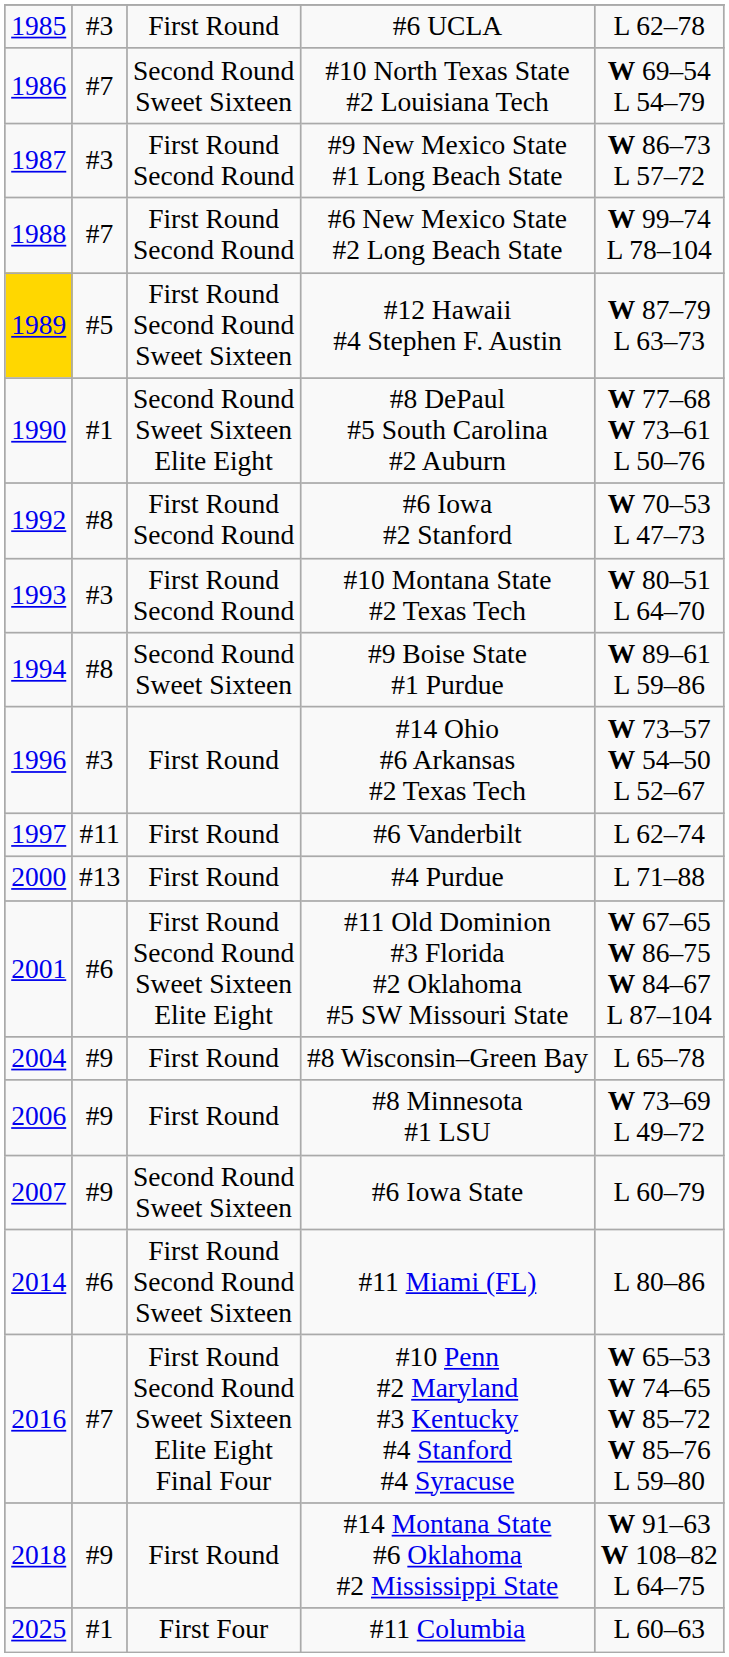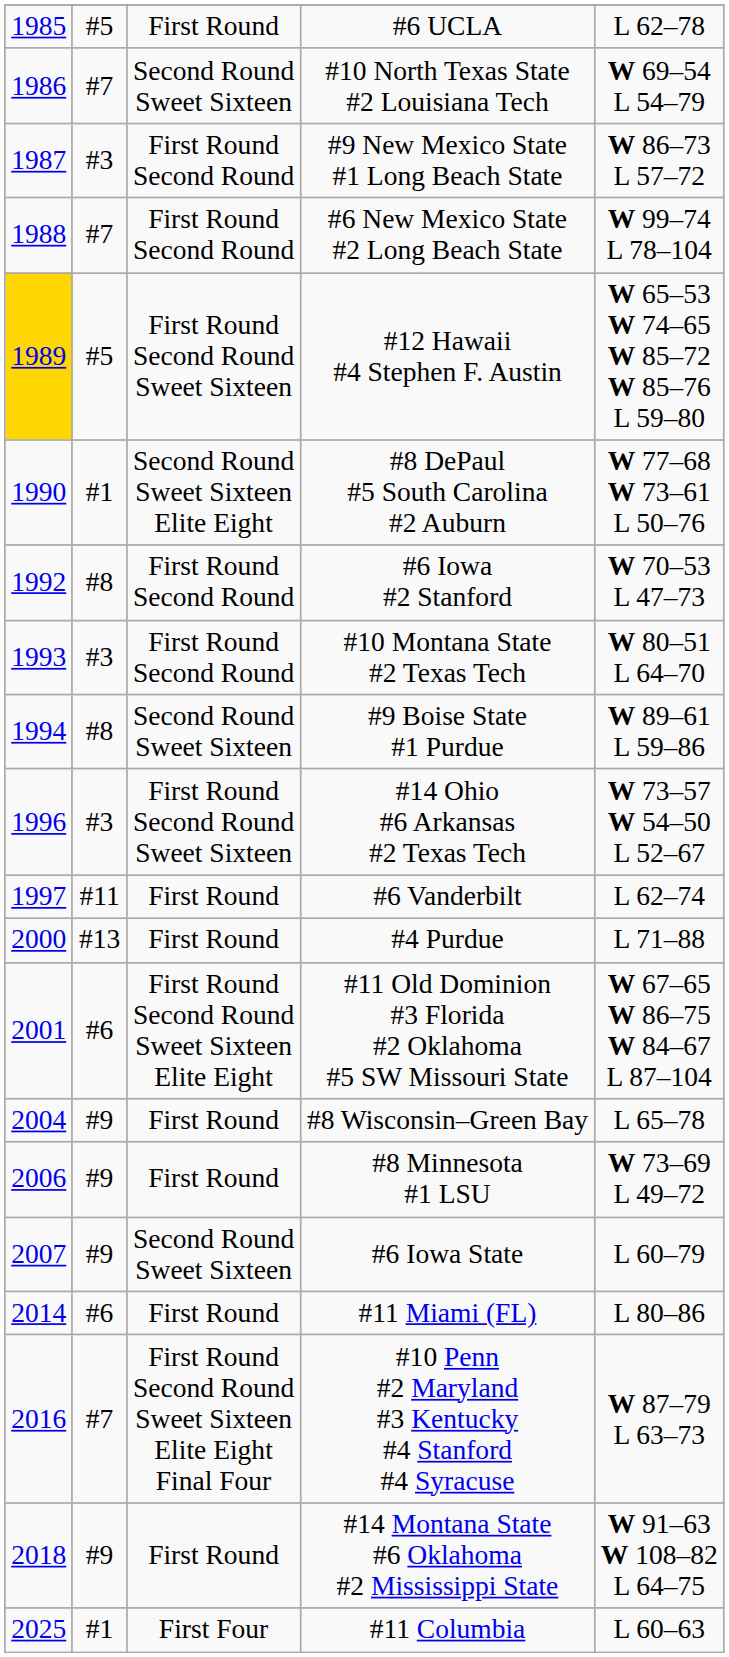(100, 26) #3 -> (100, 26) #5
(659, 324) W 87–79 L 63–73 -> (659, 355) W 65–53 W 74–65 W 85–72 W 85–76 L 59–80
(214, 759) First Round -> (214, 821) First Round Second Round Sweet Sixteen
(214, 1281) First Round Second Round Sweet Sixteen -> (214, 1312) First Round
(659, 1418) W 65–53 W 74–65 W 85–72 W 85–76 L 59–80 -> (659, 1418) W 87–79 L 63–73
